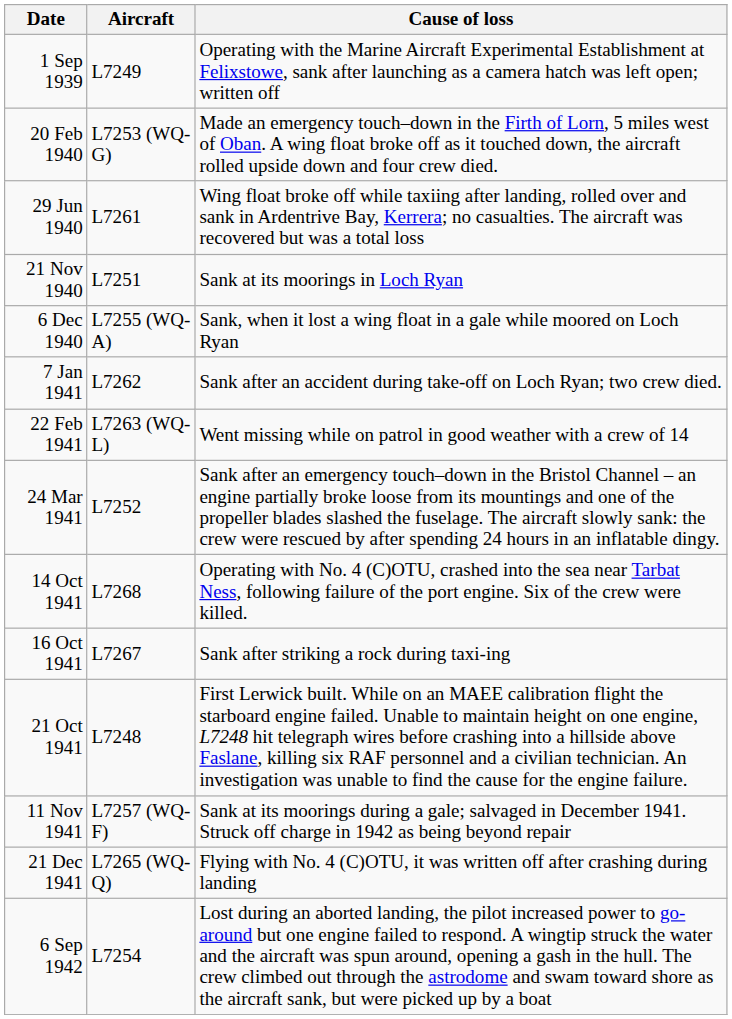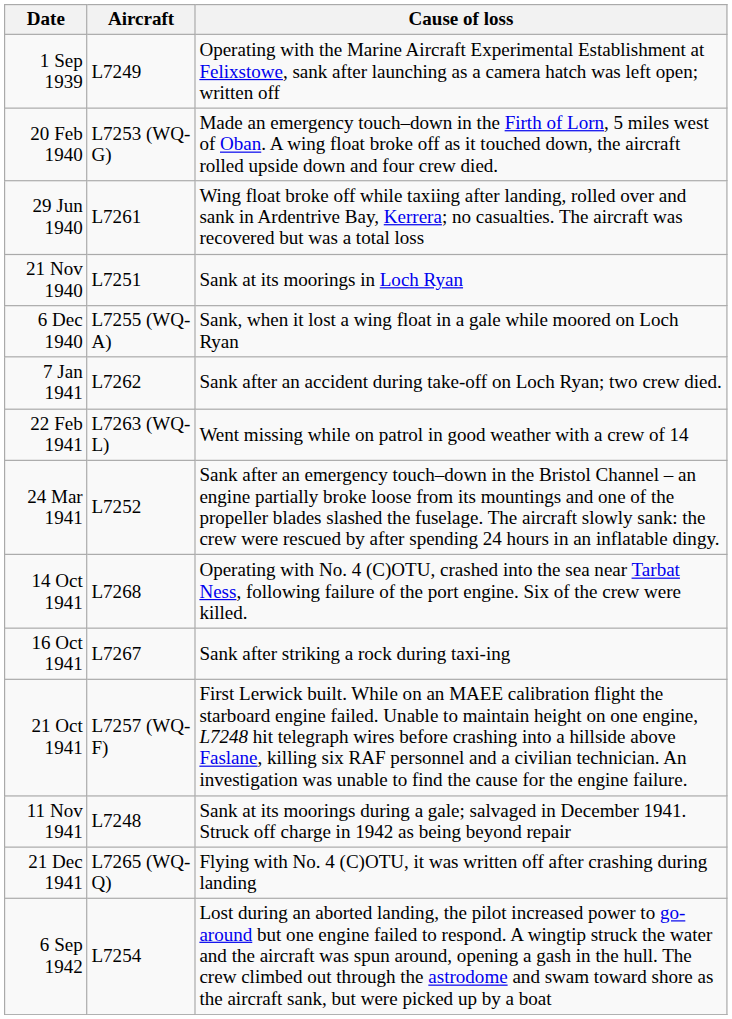(116, 737) L7248 -> (141, 737) L7257 (WQ-F)
(141, 821) L7257 (WQ-F) -> (116, 821) L7248
